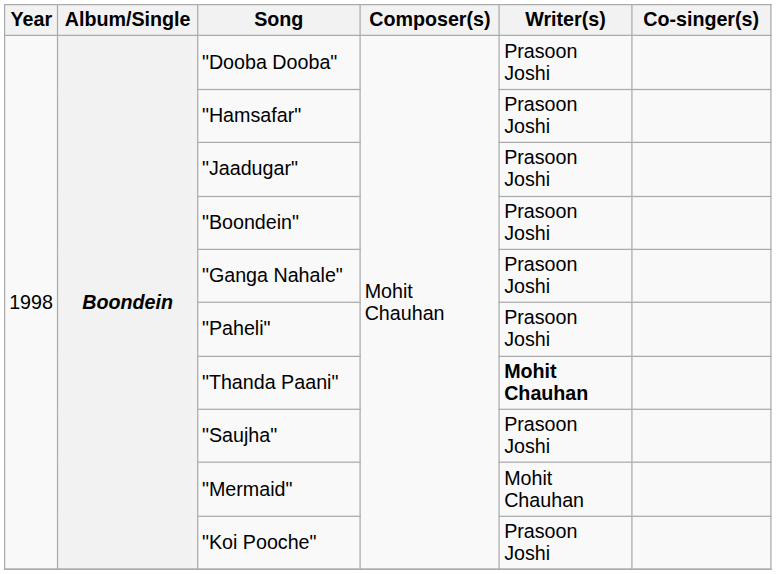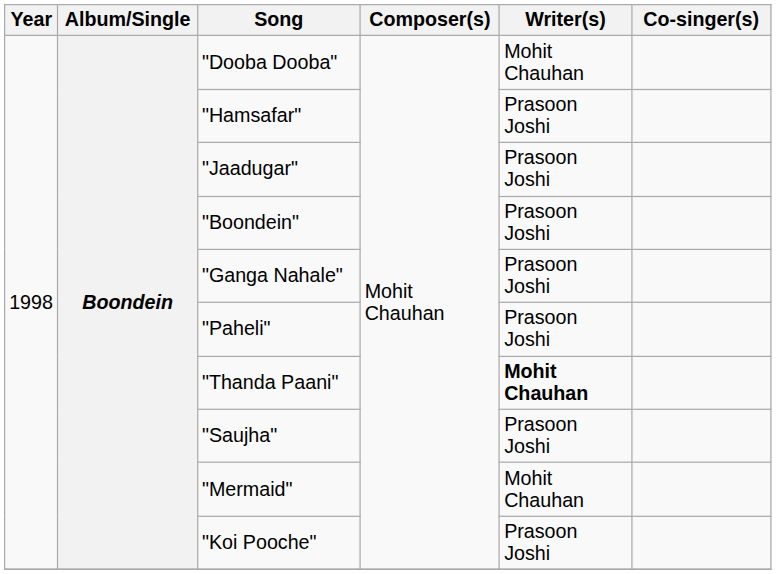(541, 62) Prasoon Joshi -> (544, 62) Mohit Chauhan
